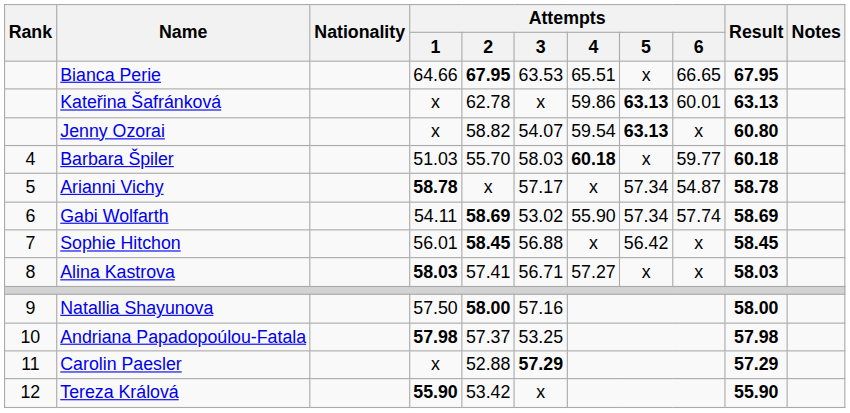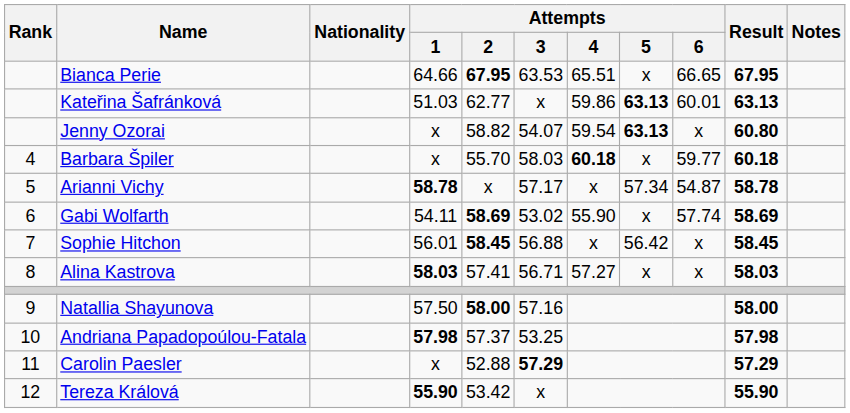(436, 103) x -> (436, 103) 51.03
(488, 103) 62.78 -> (488, 103) 62.77
(436, 159) 51.03 -> (436, 159) x
(646, 215) 57.34 -> (646, 215) x
